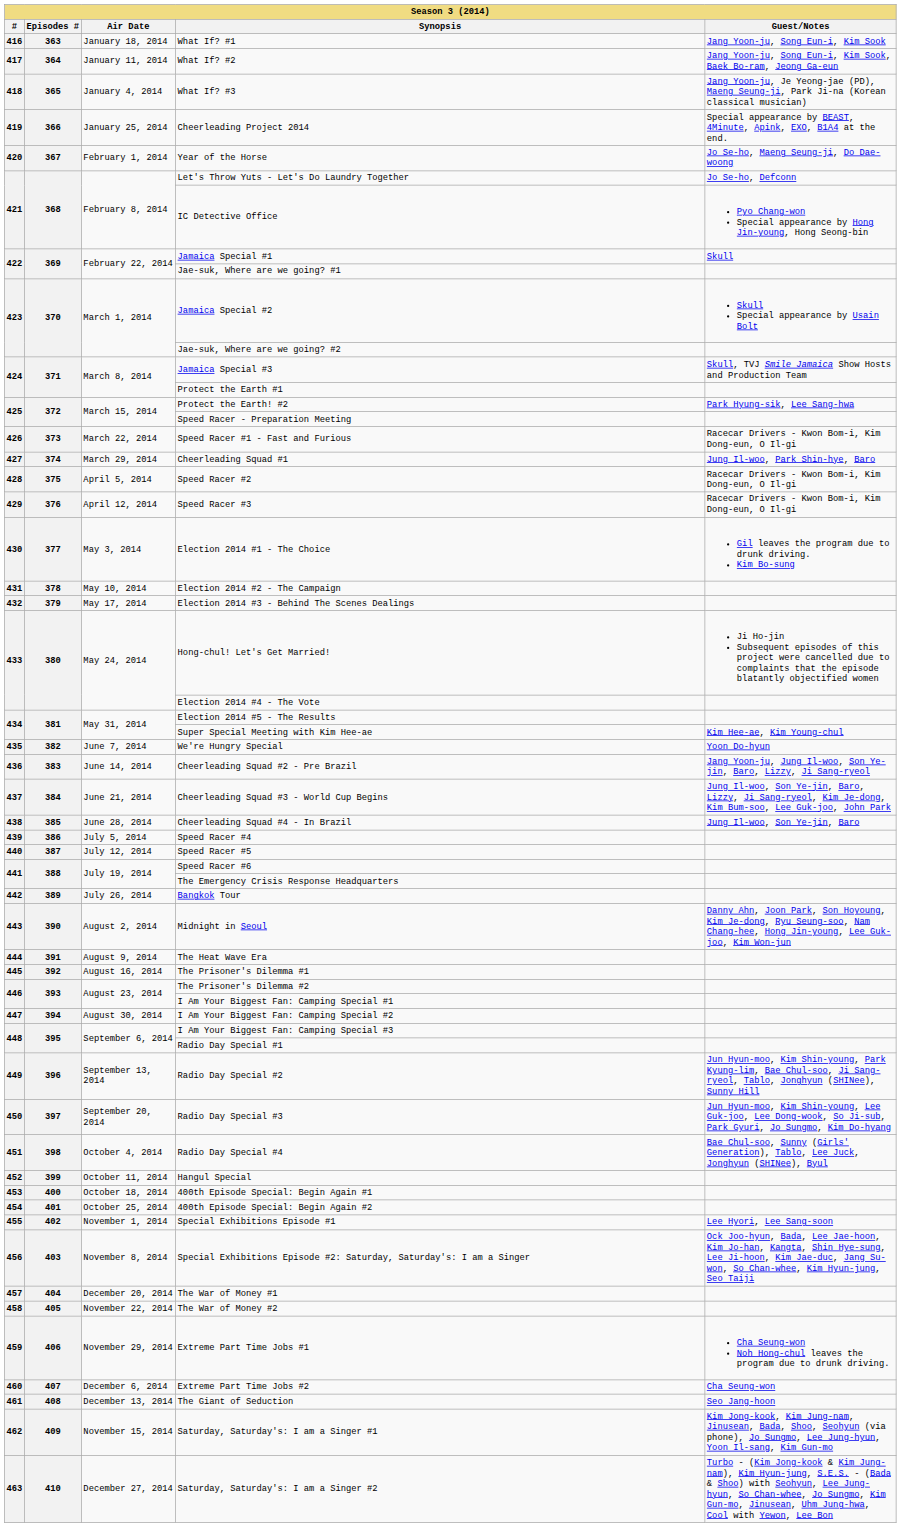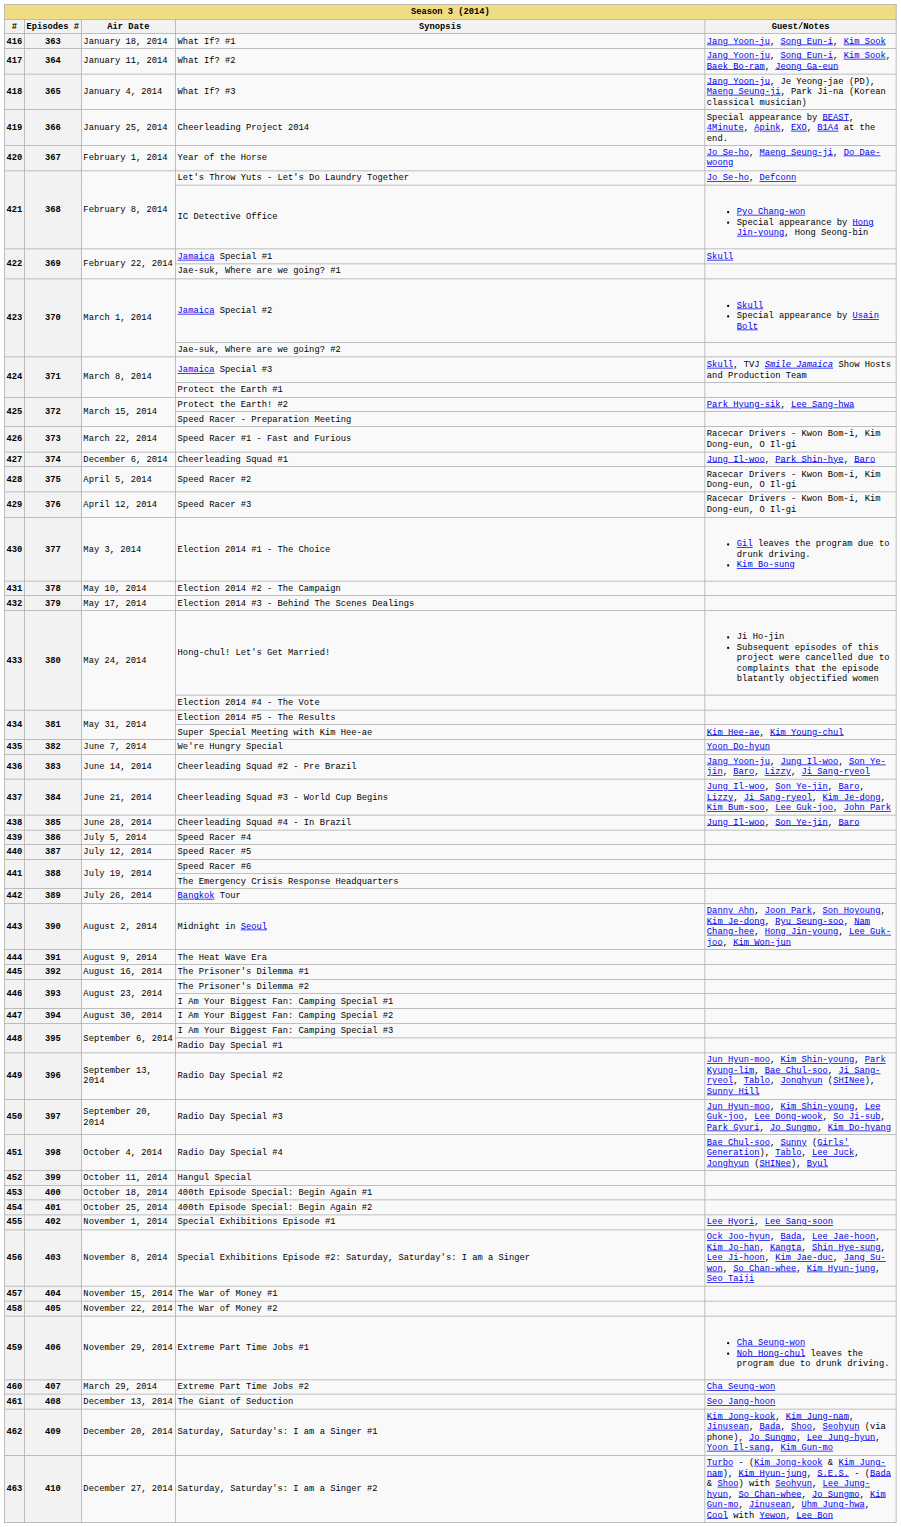(120, 459) March 29, 2014 -> (125, 459) December 6, 2014
(128, 1293) December 20, 2014 -> (128, 1293) November 15, 2014
(125, 1387) December 6, 2014 -> (120, 1387) March 29, 2014
(128, 1432) November 15, 2014 -> (128, 1432) December 20, 2014
